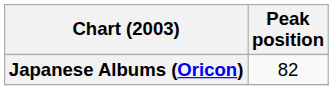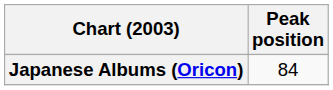(288, 69) 82 -> (288, 69) 84
